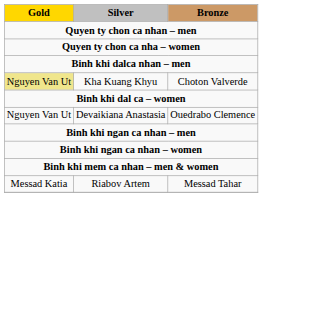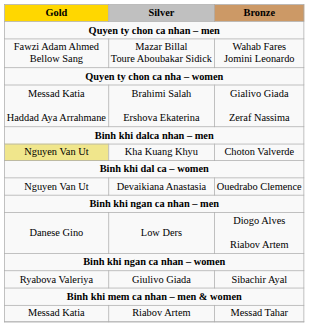+ row: (161, 53)
+ row: (161, 106)
+ row: (161, 233)
+ row: (161, 279)
